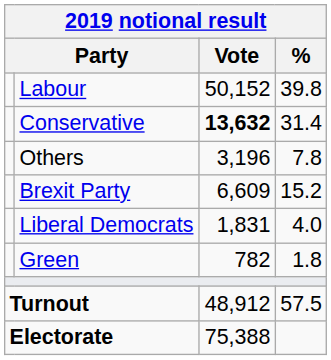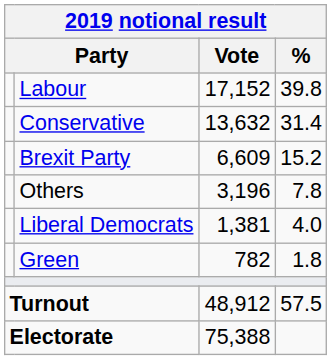(238, 89) 50,152 -> (238, 89) 17,152
(238, 123) bold -> (238, 123) normal
rows swapped: (75, 191) <-> (52, 157)
(244, 225) 1,831 -> (244, 225) 1,381
